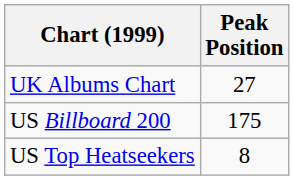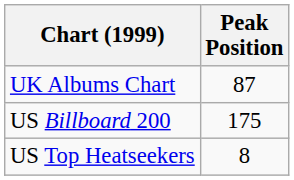(244, 84) 27 -> (244, 84) 87
